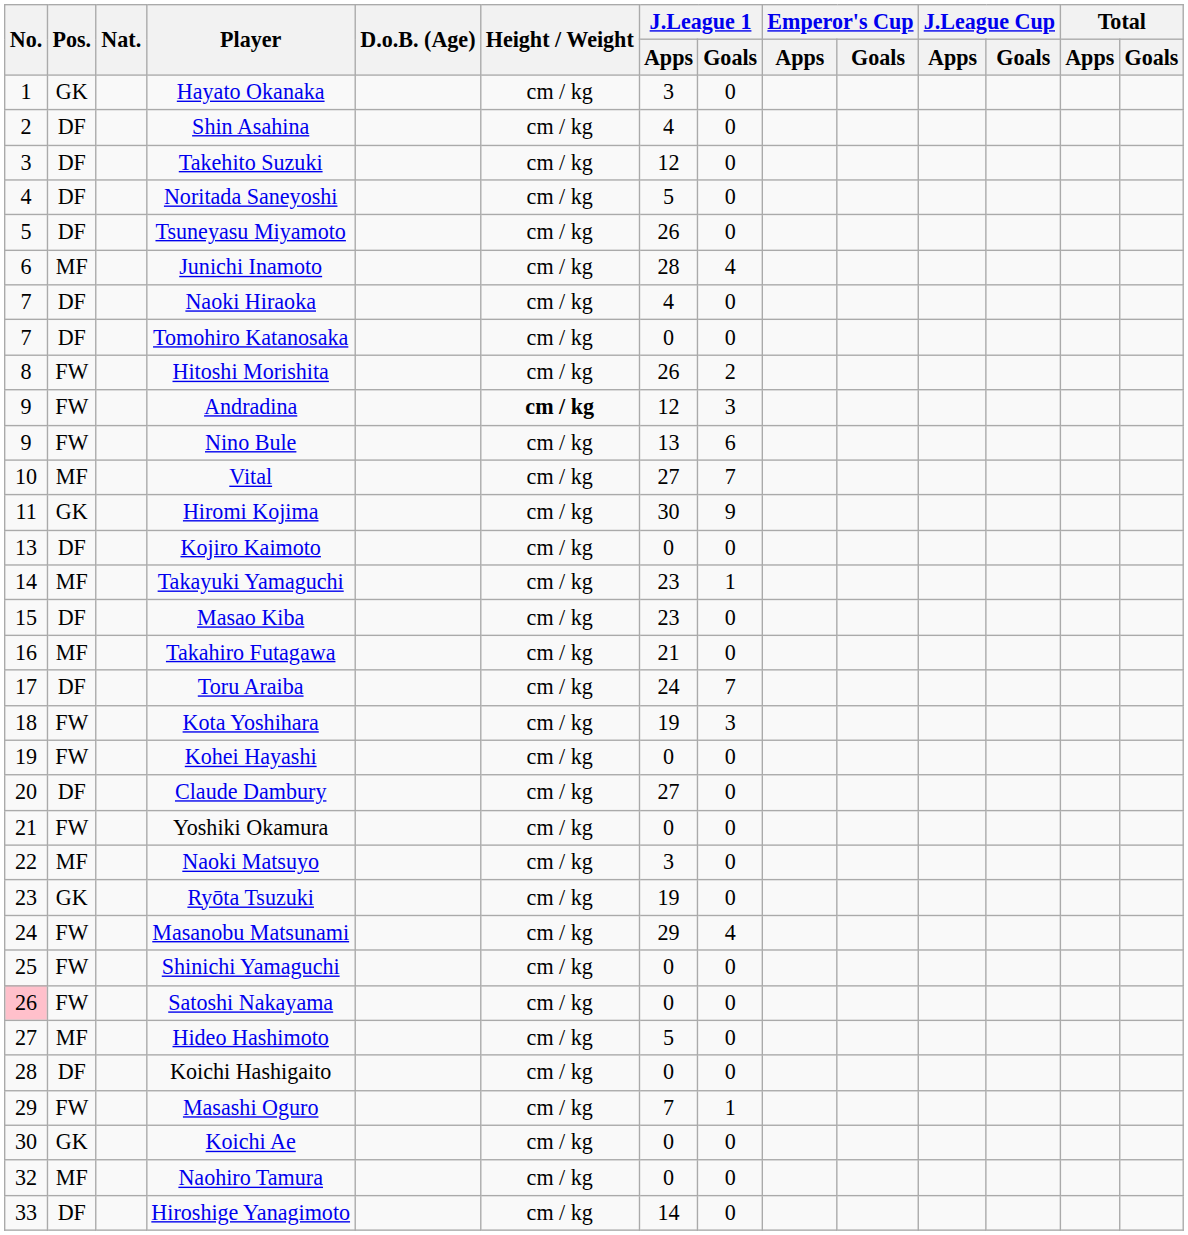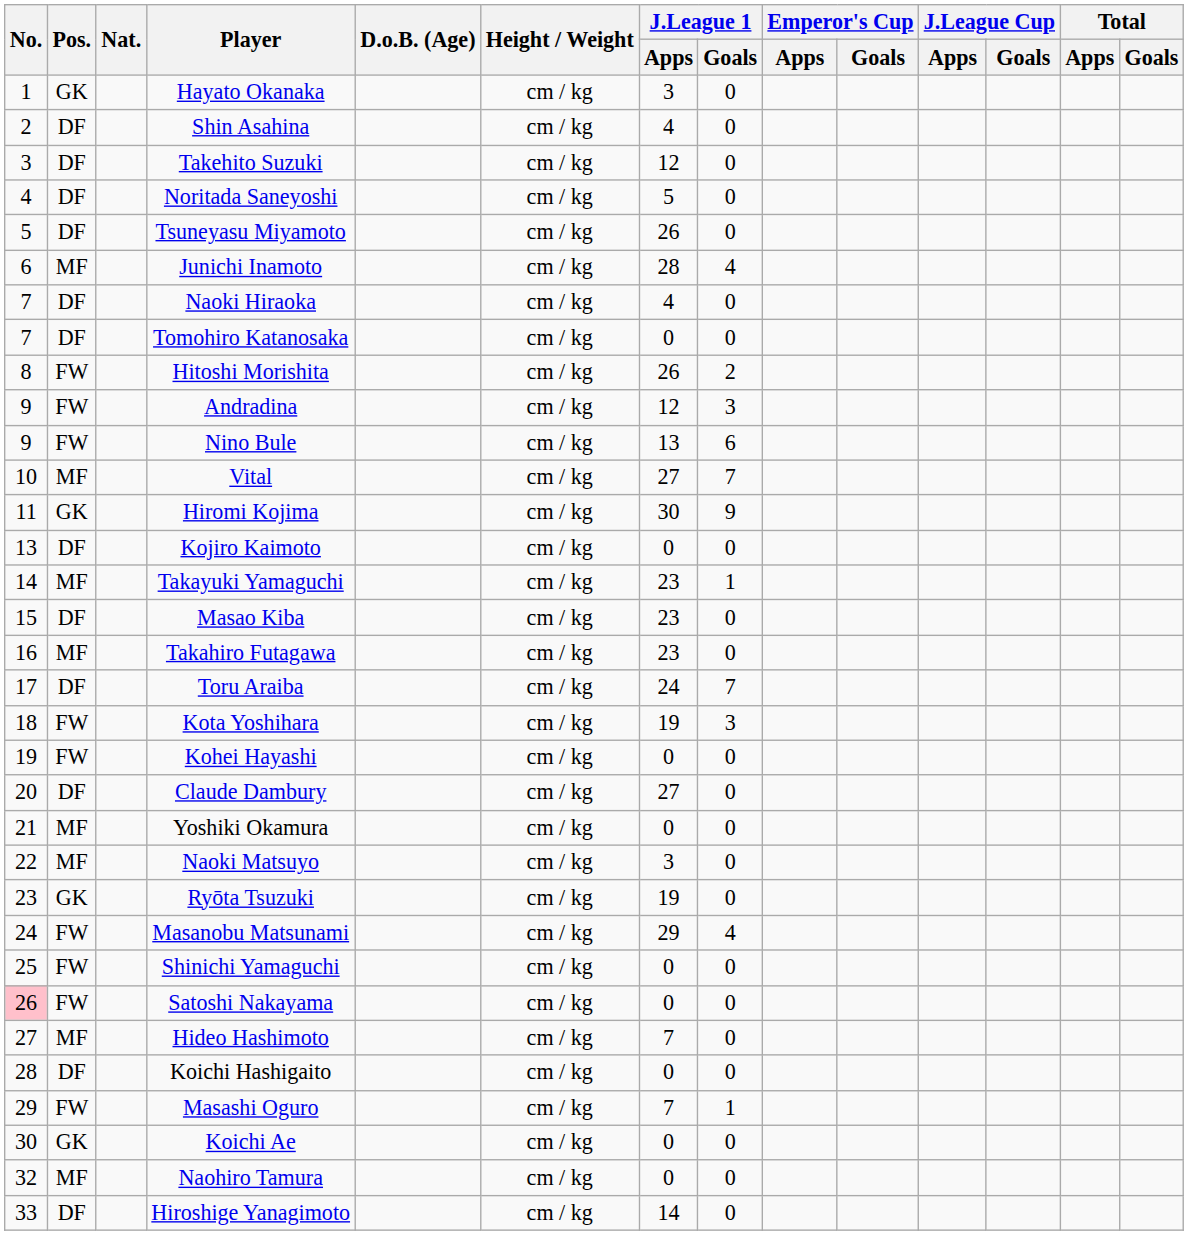(560, 407) bold -> (560, 407) normal
(668, 652) 21 -> (668, 652) 23
(72, 827) FW -> (72, 827) MF
(668, 1037) 5 -> (668, 1037) 7
